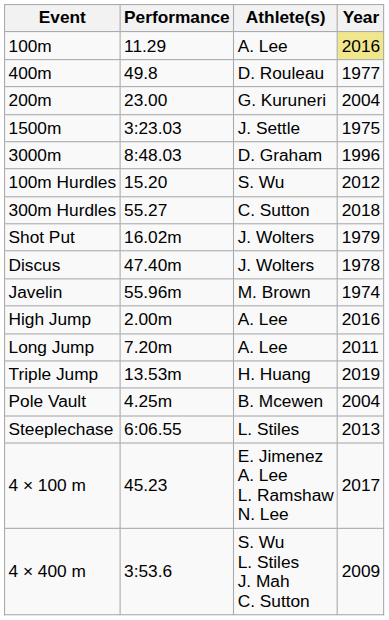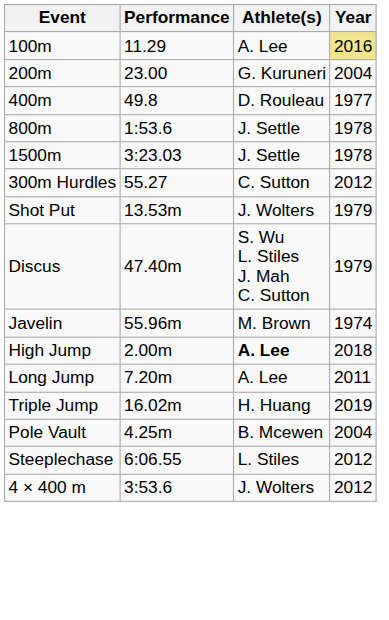rows swapped: (30, 100) <-> (30, 73)
+ row: (30, 127)
(361, 127) 1975 -> (353, 155) 1978
- row: (35, 155)
- row: (62, 182)
(361, 210) 2018 -> (353, 182) 2012
(153, 237) 16.02m -> (153, 210) 13.53m
(276, 264) J. Wolters -> (274, 266) S. Wu L. Stiles J. Mah C. Sutton
(361, 264) 1978 -> (353, 266) 1979
(263, 319) normal -> (264, 350) bold
(361, 319) 2016 -> (353, 350) 2018
(153, 374) 13.53m -> (153, 405) 16.02m
(361, 429) 2013 -> (353, 460) 2012
- row: (47, 485)
(274, 571) S. Wu L. Stiles J. Mah C. Sutton -> (276, 487) J. Wolters
(361, 571) 2009 -> (353, 487) 2012
